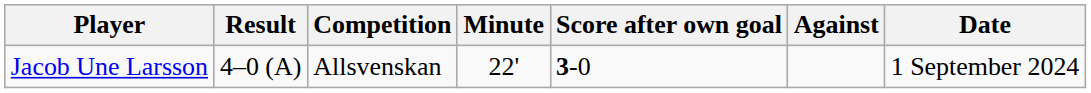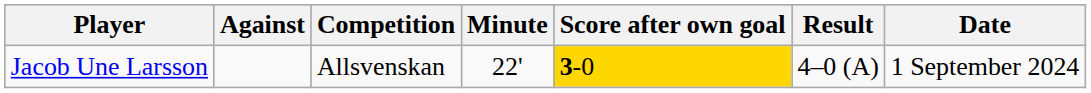columns swapped: (836, 25) <-> (261, 25)
(573, 66) no background -> (577, 66) gold background
